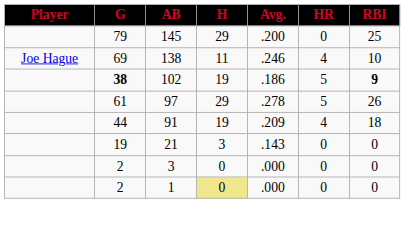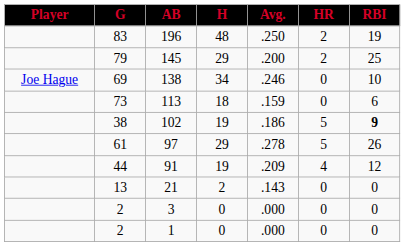+ row: (171, 36)
(324, 36) 0 -> (324, 58) 2
(222, 58) 11 -> (222, 79) 34
(324, 58) 4 -> (324, 79) 0
+ row: (171, 101)
(120, 79) bold -> (120, 123) normal
(375, 123) 18 -> (375, 166) 12
(120, 144) 19 -> (120, 187) 13
(222, 144) 3 -> (222, 187) 2
(222, 187) khaki background -> (222, 230) no background
